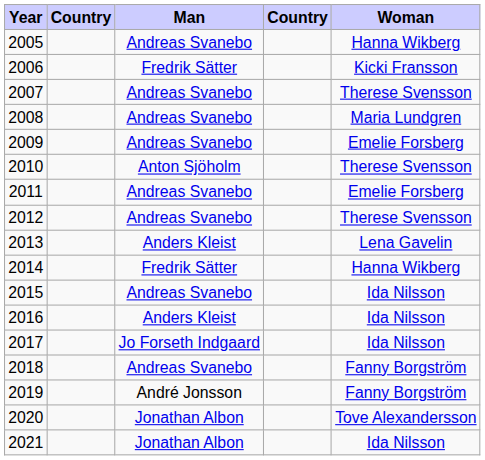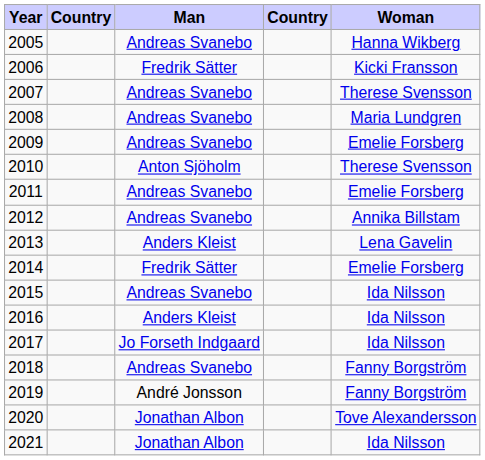(406, 217) Therese Svensson -> (406, 217) Annika Billstam
(406, 267) Hanna Wikberg -> (406, 267) Emelie Forsberg
